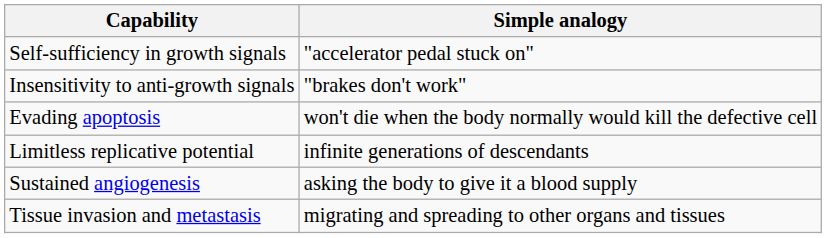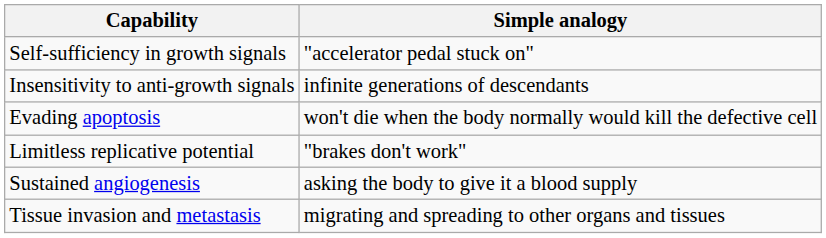(385, 85) "brakes don't work" -> (446, 85) infinite generations of descendants
(446, 150) infinite generations of descendants -> (385, 150) "brakes don't work"
